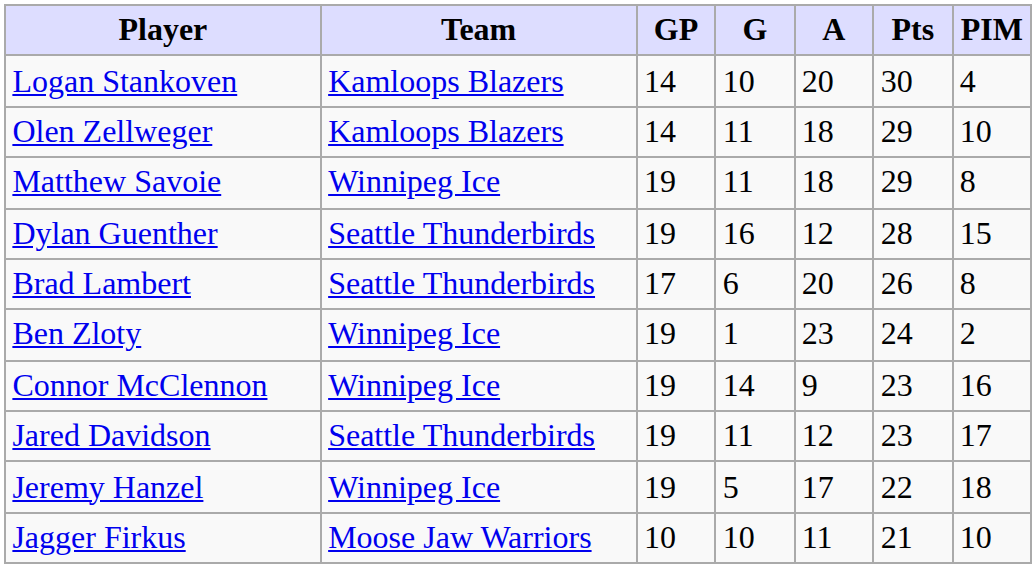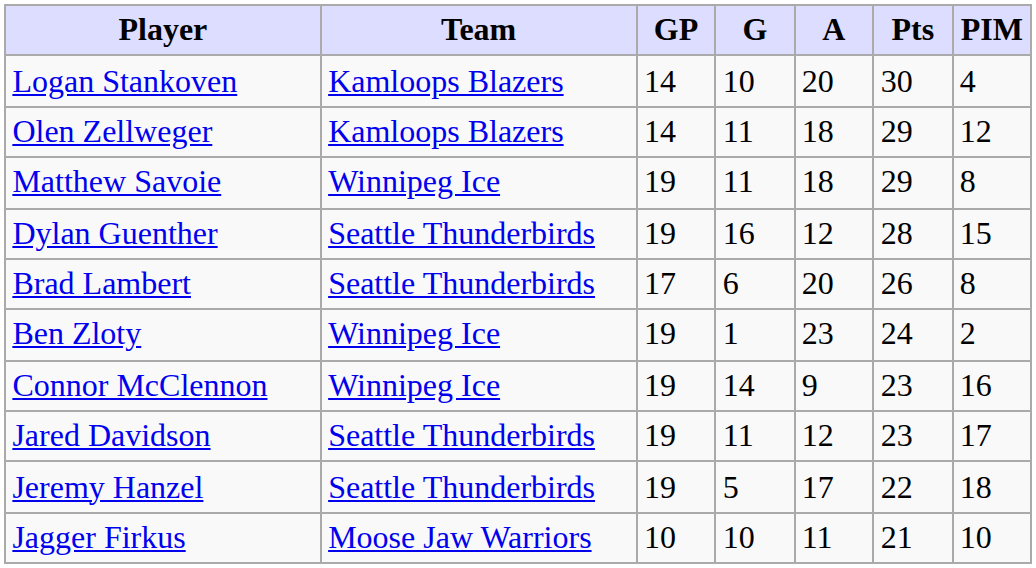(976, 131) 10 -> (976, 131) 12
(414, 486) Winnipeg Ice -> (462, 486) Seattle Thunderbirds
